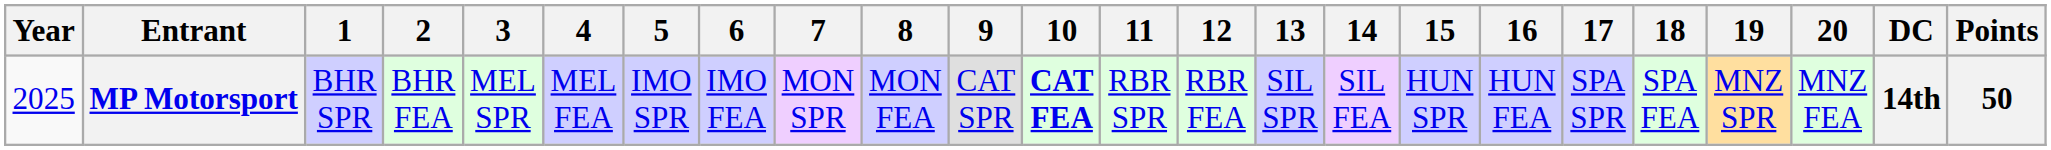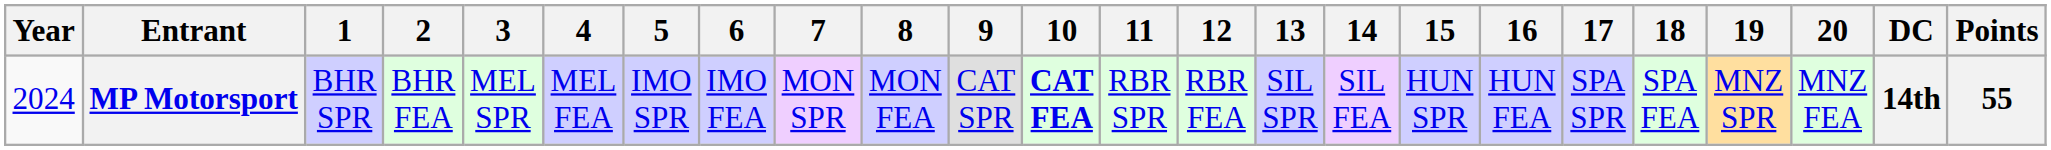(44, 99) 2025 -> (44, 99) 2024
(1997, 99) 50 -> (1997, 99) 55
